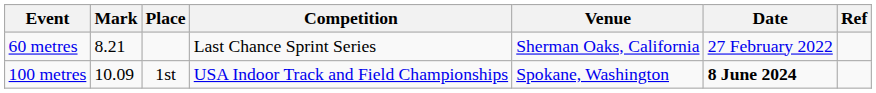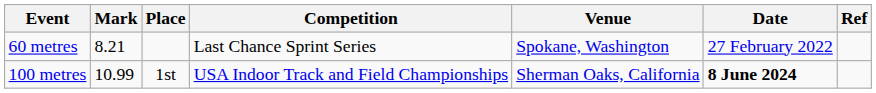(608, 46) Sherman Oaks, California -> (593, 46) Spokane, Washington
(114, 74) 10.09 -> (114, 74) 10.99
(593, 74) Spokane, Washington -> (608, 74) Sherman Oaks, California
